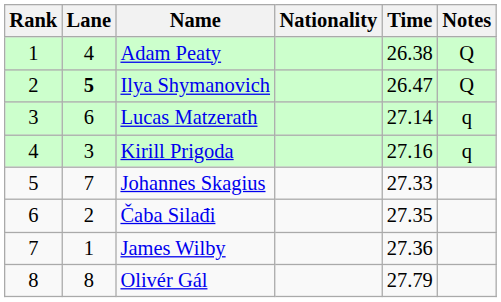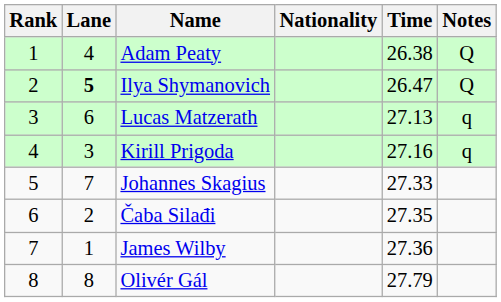(410, 118) 27.14 -> (410, 118) 27.13
